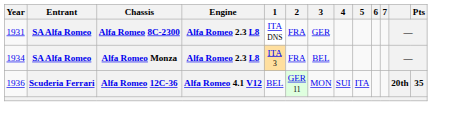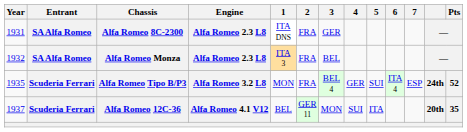(16, 57) 1934 -> (16, 57) 1932
+ row: (143, 83)
(16, 83) 1936 -> (16, 109) 1937
